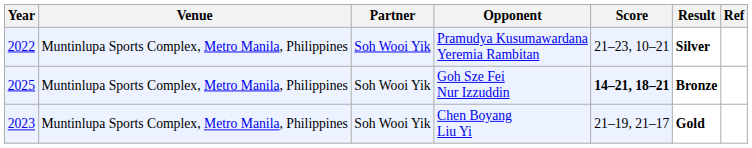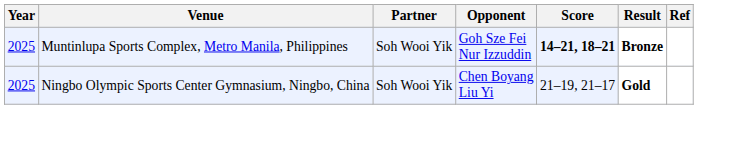- row: (512, 46)
(21, 124) 2023 -> (21, 85) 2025
(195, 124) Muntinlupa Sports Complex, Metro Manila, Philippines -> (205, 85) Ningbo Olympic Sports Center Gymnasium, Ningbo, China
